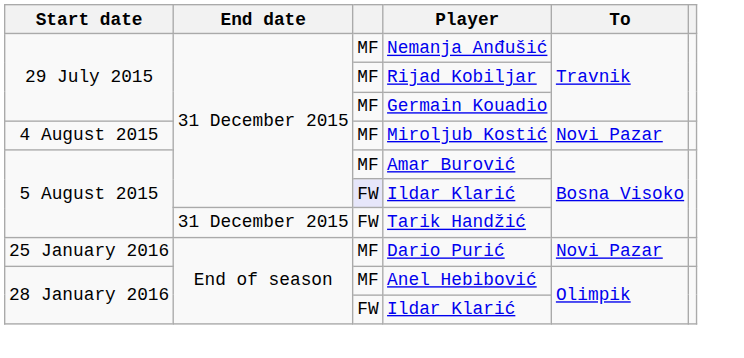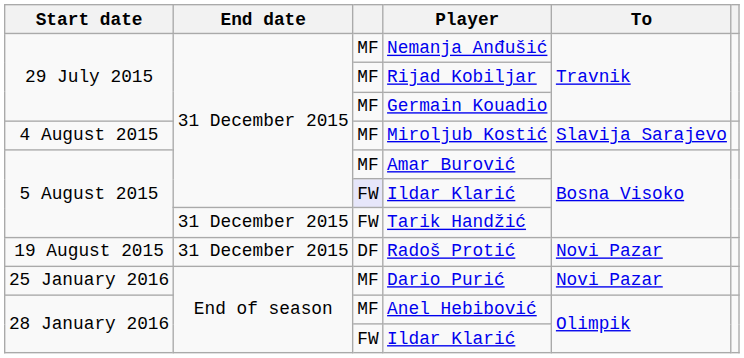(609, 135) Novi Pazar -> (641, 135) Slavija Sarajevo
+ row: (89, 251)
